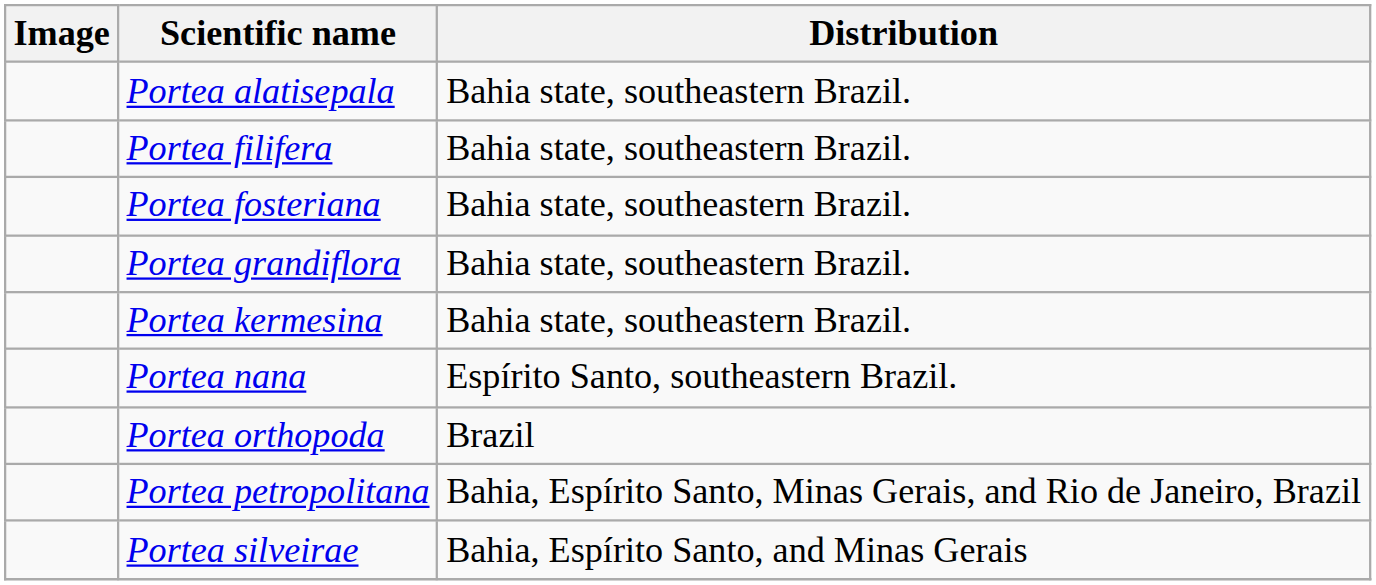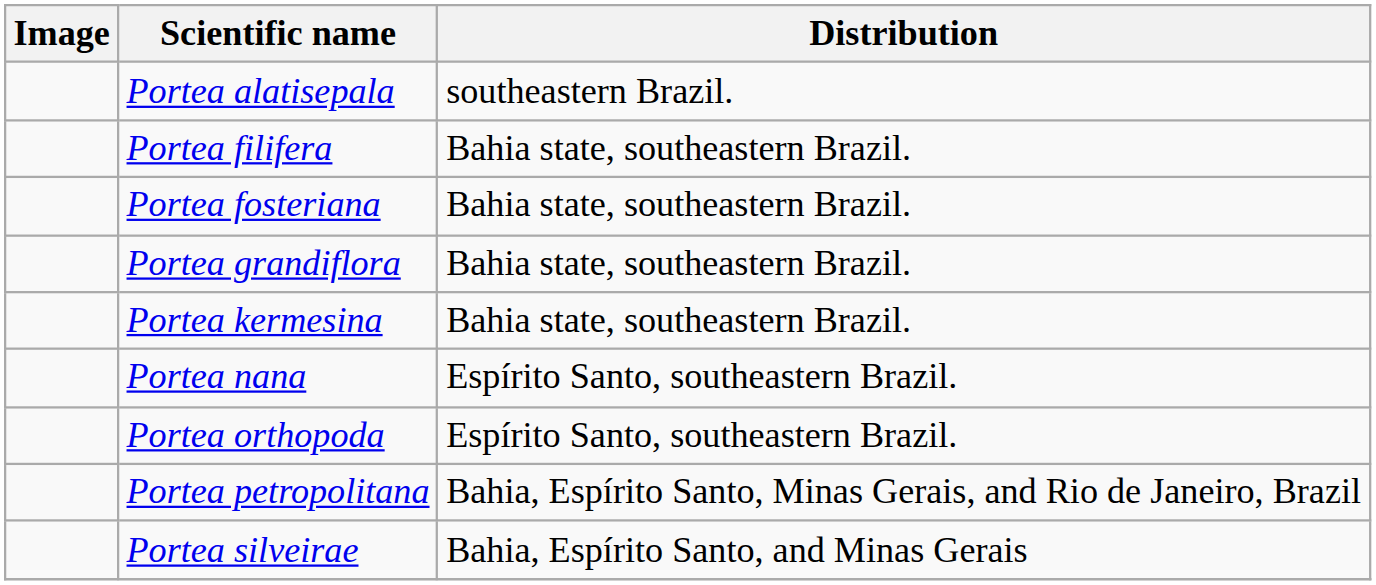(679, 90) Bahia state, southeastern Brazil. -> (590, 90) southeastern Brazil.
(490, 434) Brazil -> (702, 434) Espírito Santo, southeastern Brazil.
